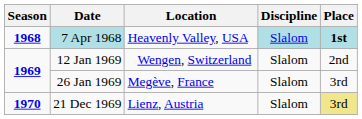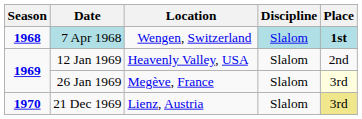(191, 37) Heavenly Valley, USA -> (190, 37) Wengen, Switzerland
(190, 59) Wengen, Switzerland -> (191, 59) Heavenly Valley, USA
(339, 81) no background -> (339, 81) lightyellow background
